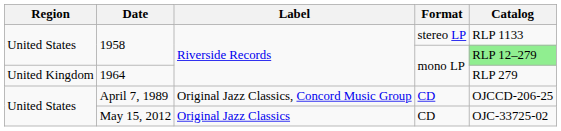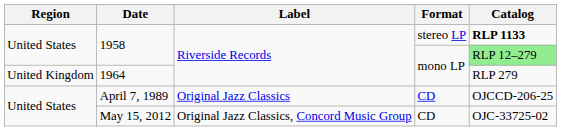(498, 34) normal -> (499, 34) bold
(294, 95) Original Jazz Classics, Concord Music Group -> (234, 95) Original Jazz Classics
(234, 116) Original Jazz Classics -> (294, 116) Original Jazz Classics, Concord Music Group
